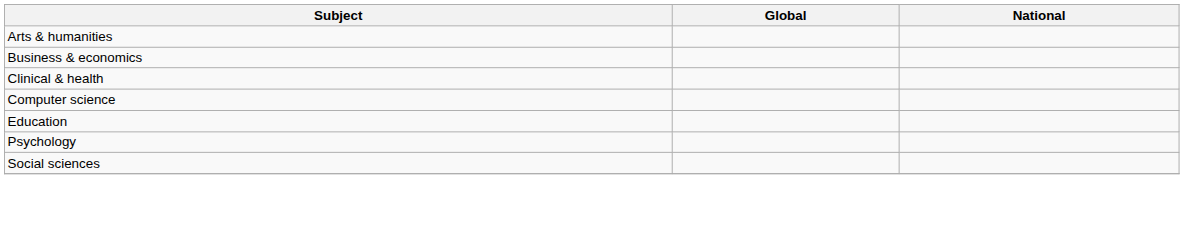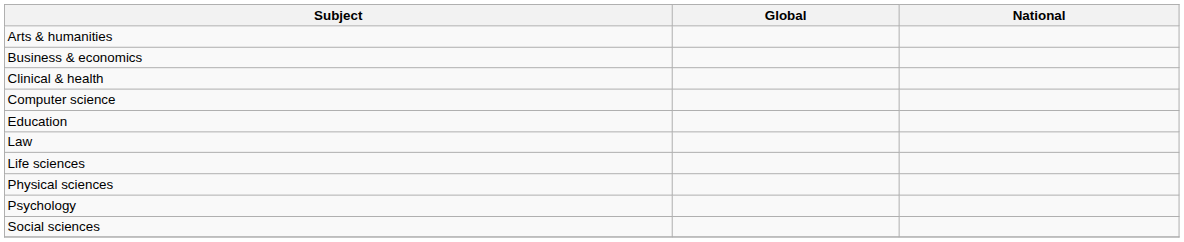+ row: (20, 142)
+ row: (46, 164)
+ row: (60, 185)
